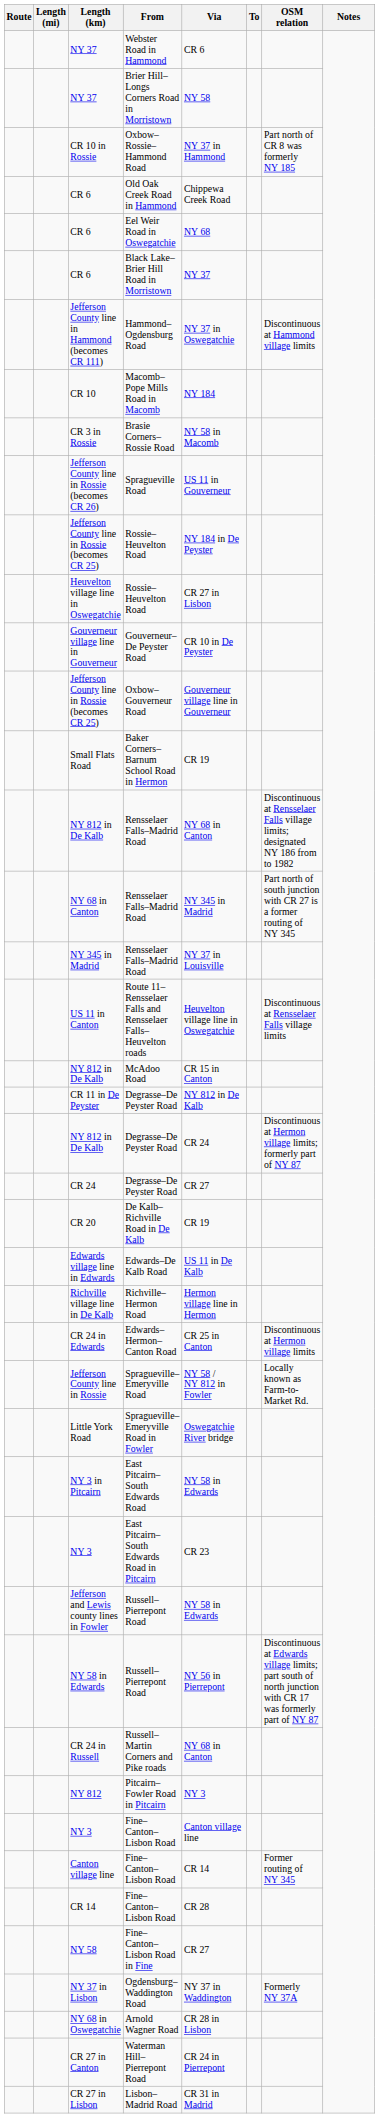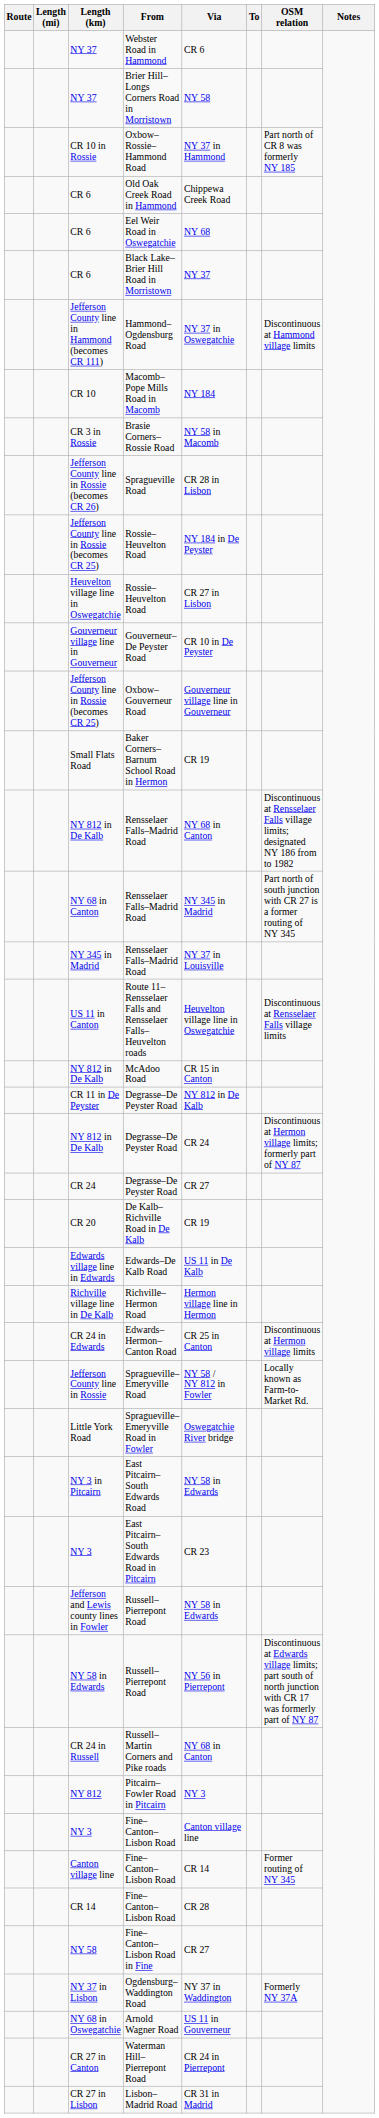(207, 485) US 11 in Gouverneur -> (202, 485) CR 28 in Lisbon
(202, 2024) CR 28 in Lisbon -> (207, 2024) US 11 in Gouverneur
